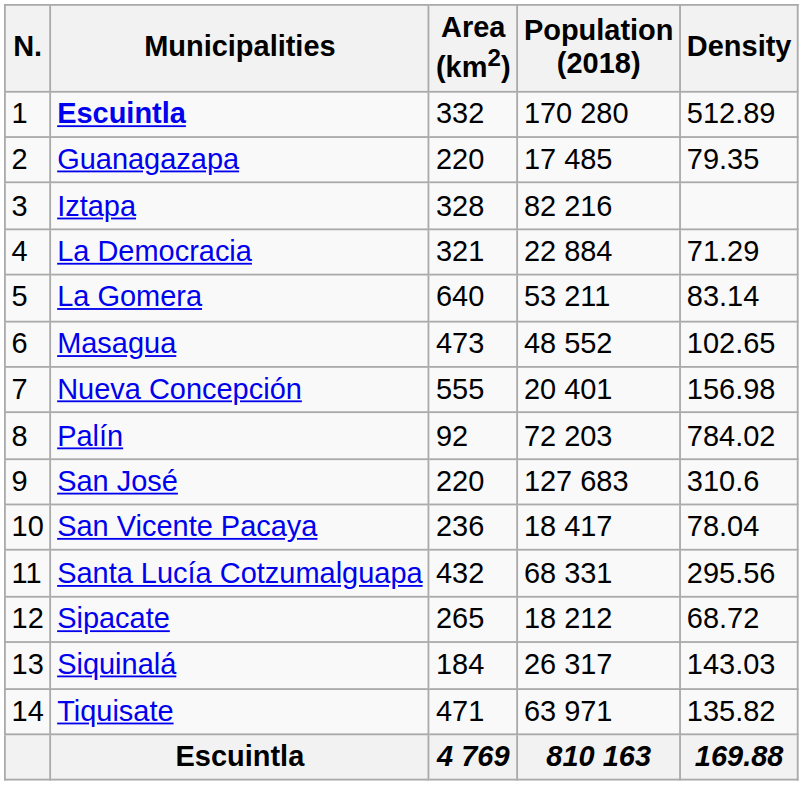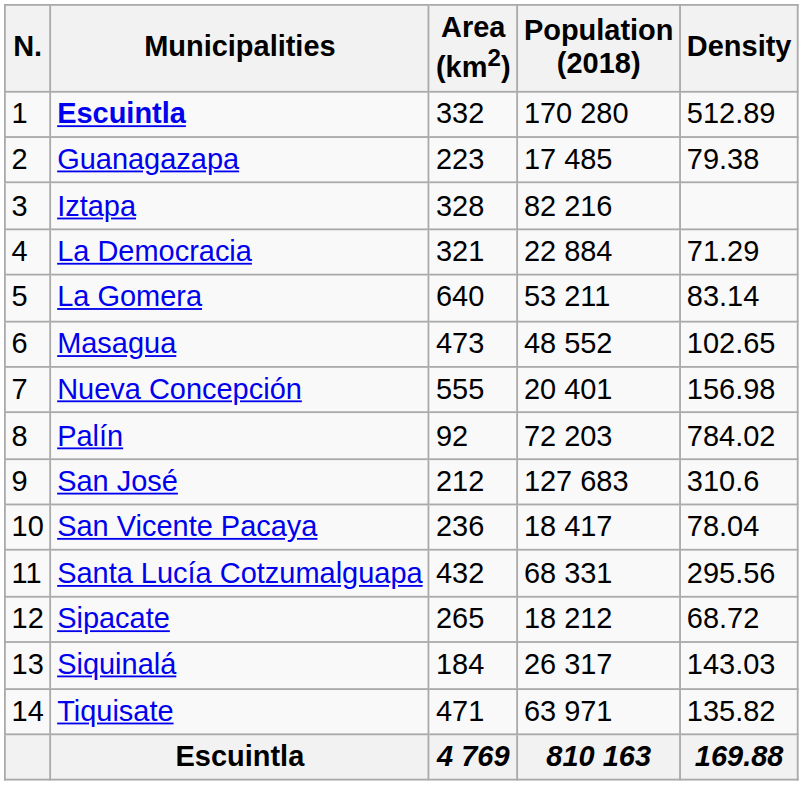(460, 159) 220 -> (460, 159) 223
(723, 159) 79.35 -> (723, 159) 79.38
(460, 481) 220 -> (460, 481) 212
